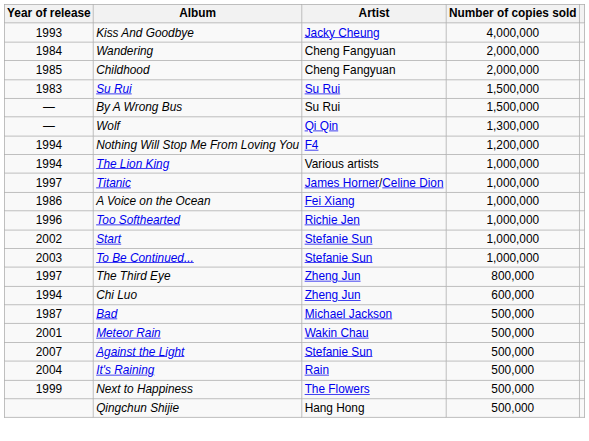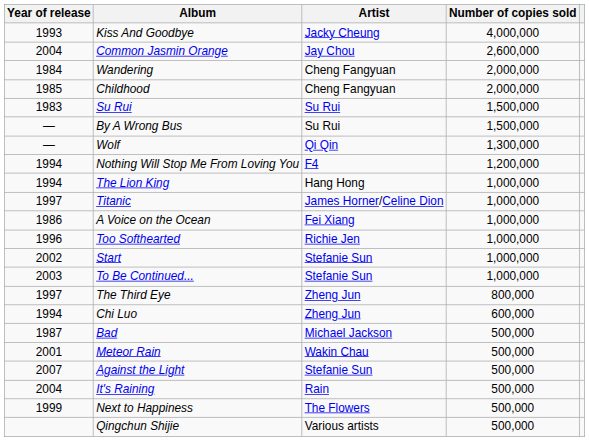+ row: (162, 51)
(342, 164) Various artists -> (335, 182) Hang Hong
(335, 408) Hang Hong -> (342, 426) Various artists
